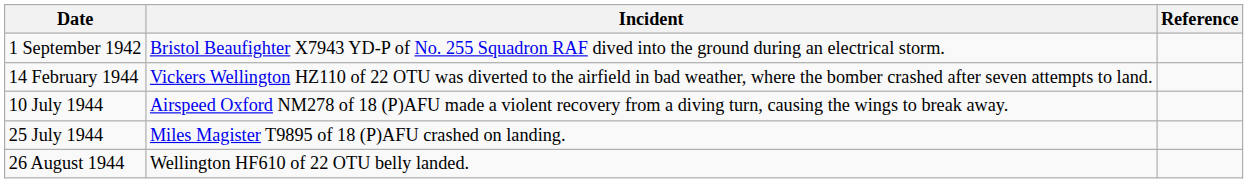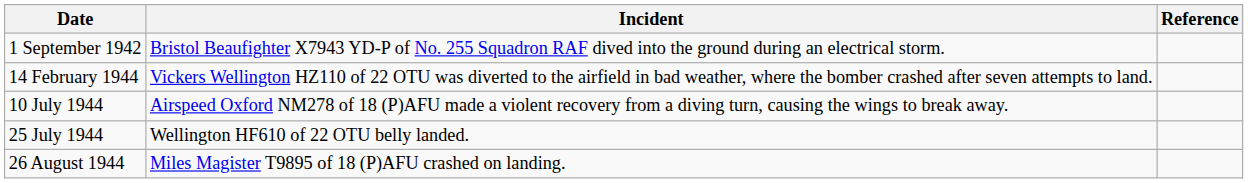(358, 134) Miles Magister T9895 of 18 (P)AFU crashed on landing. -> (310, 134) Wellington HF610 of 22 OTU belly landed.
(310, 163) Wellington HF610 of 22 OTU belly landed. -> (358, 163) Miles Magister T9895 of 18 (P)AFU crashed on landing.
